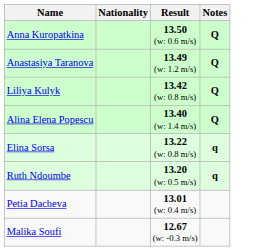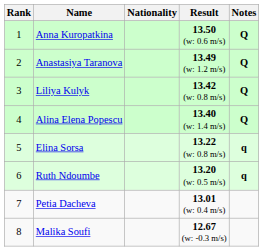+ column: (19, 12)
